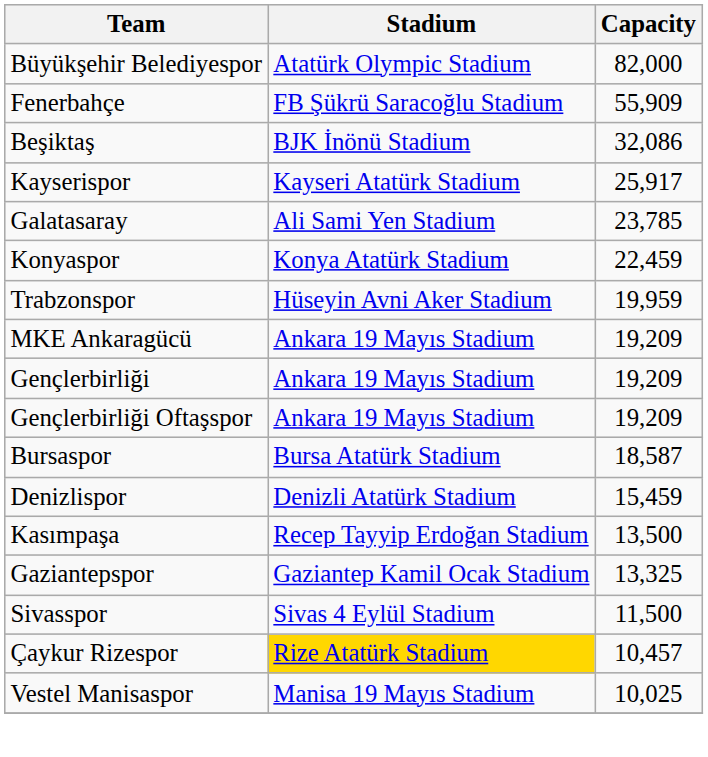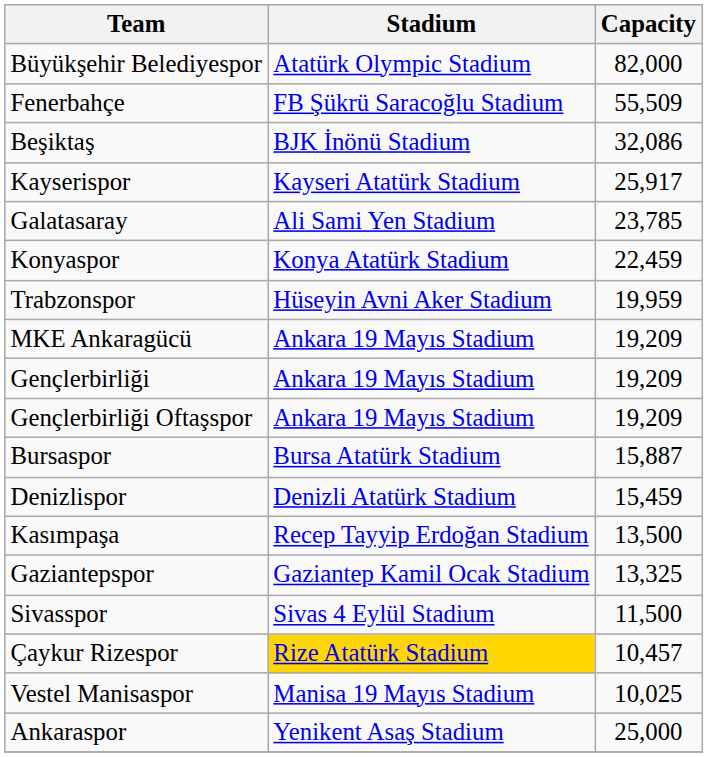(648, 102) 55,909 -> (648, 102) 55,509
(648, 456) 18,587 -> (648, 456) 15,887
+ row: (68, 732)
